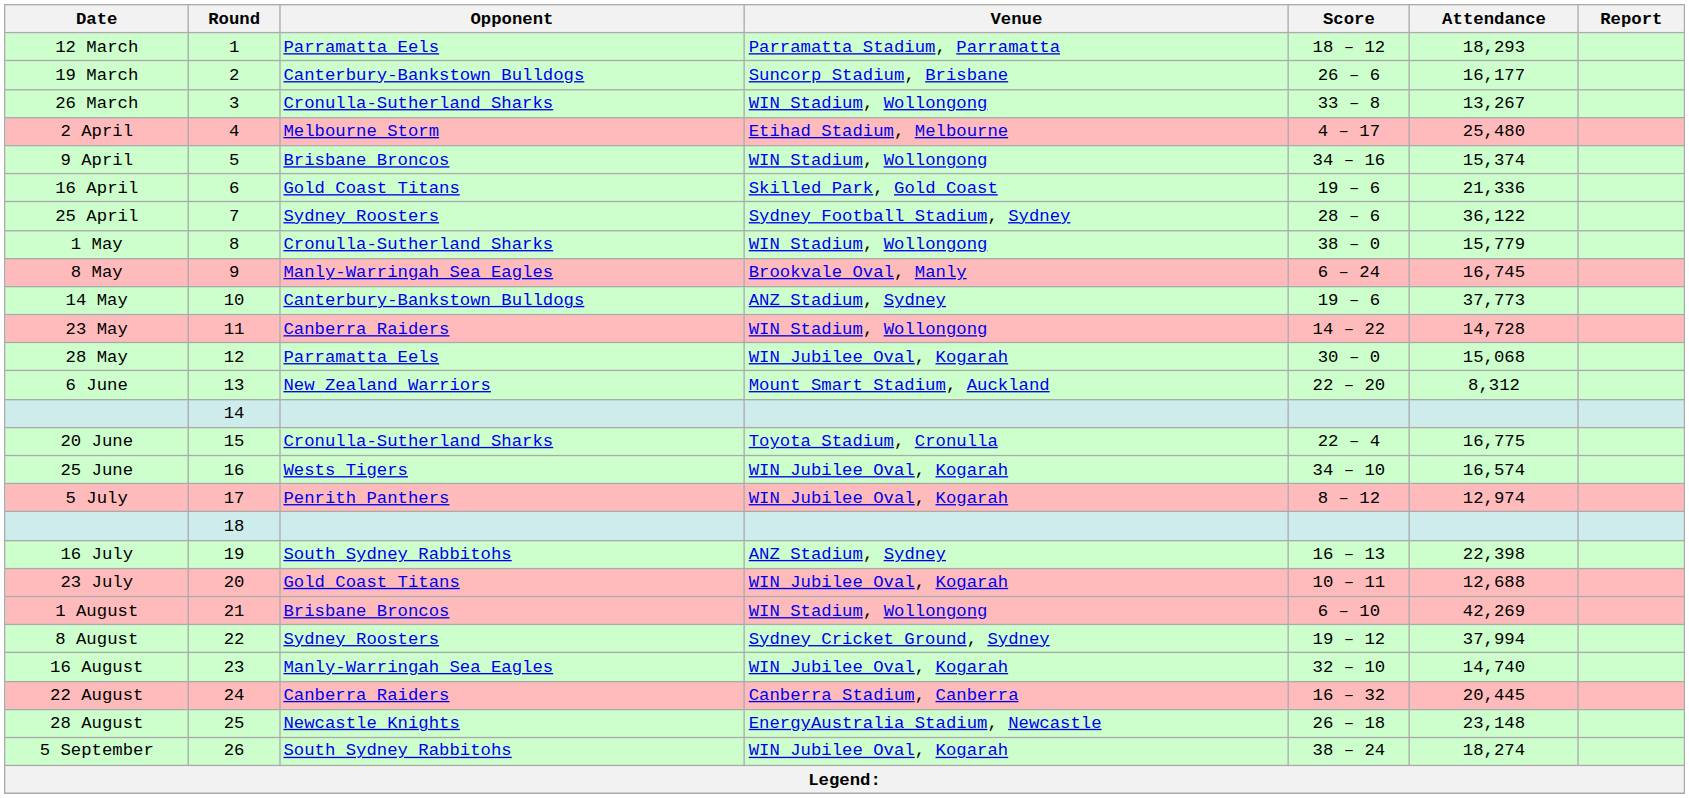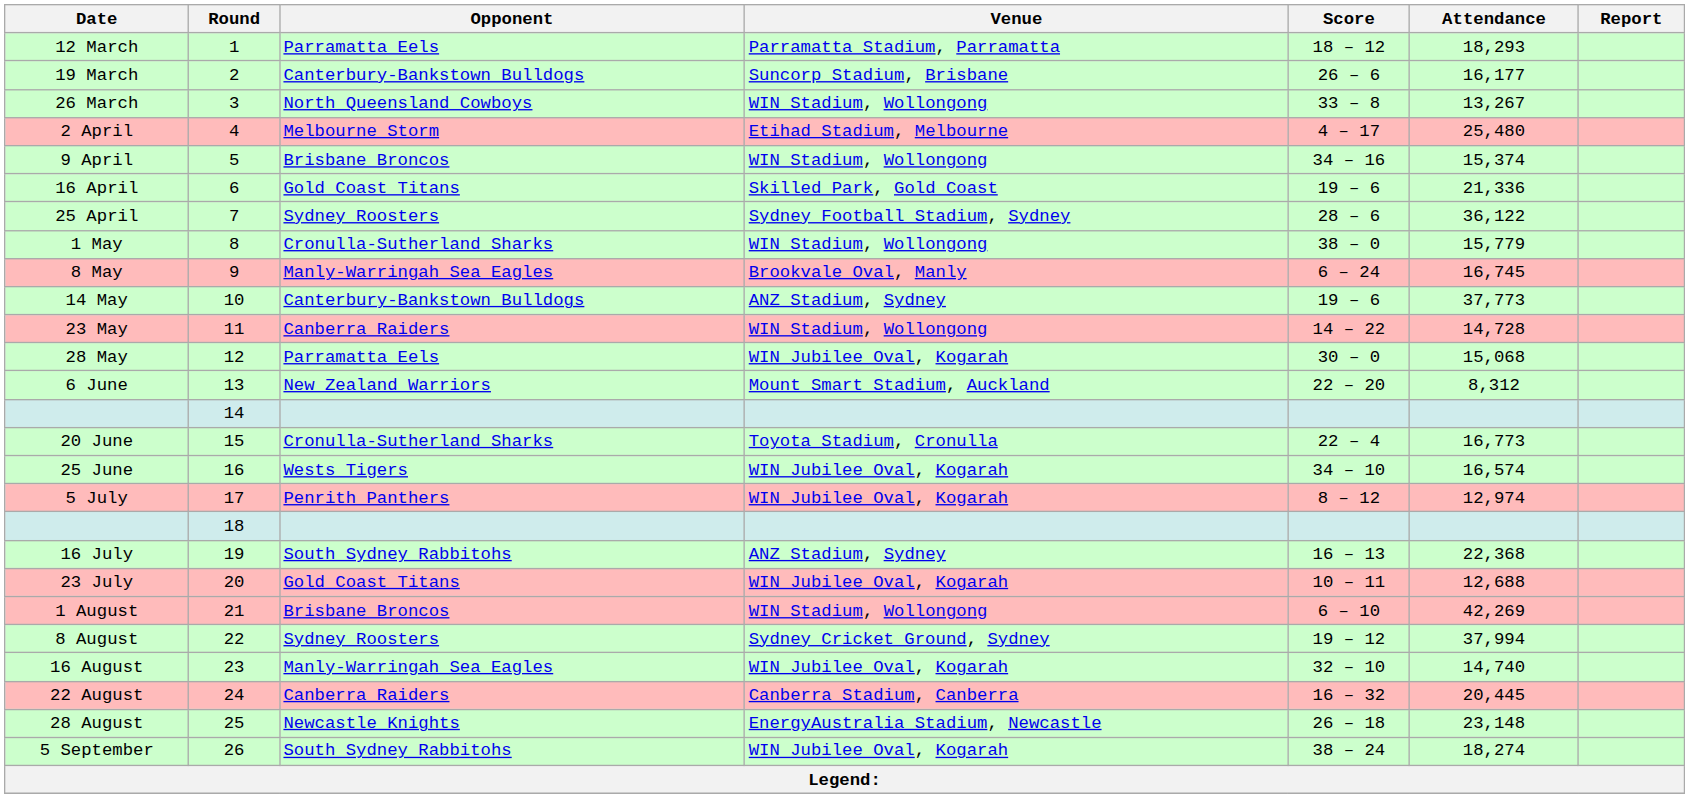(418, 103) Cronulla-Sutherland Sharks -> (408, 103) North Queensland Cowboys
(1494, 441) 16,775 -> (1494, 441) 16,773
(1494, 554) 22,398 -> (1494, 554) 22,368
